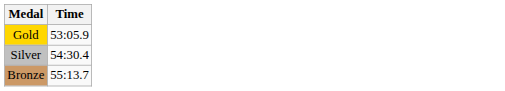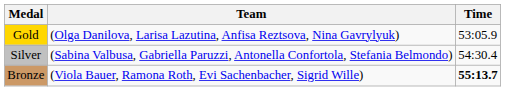+ column: (251, 14)
(70, 75) normal -> (478, 75) bold
